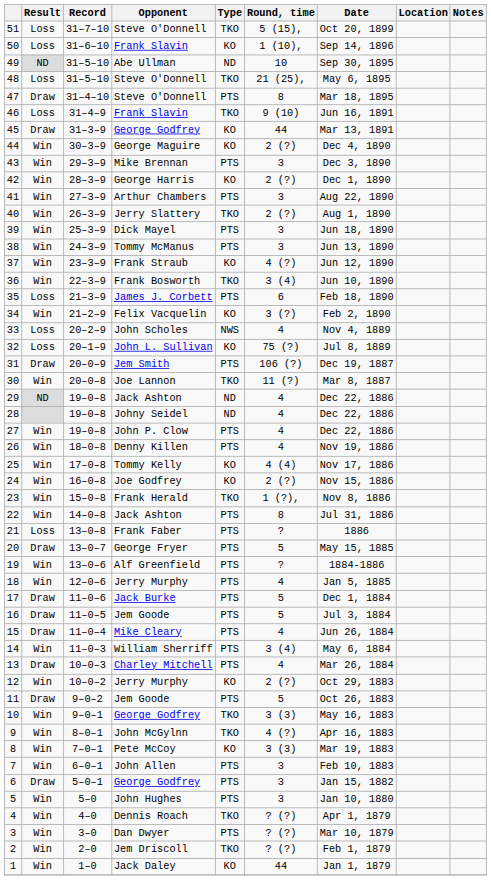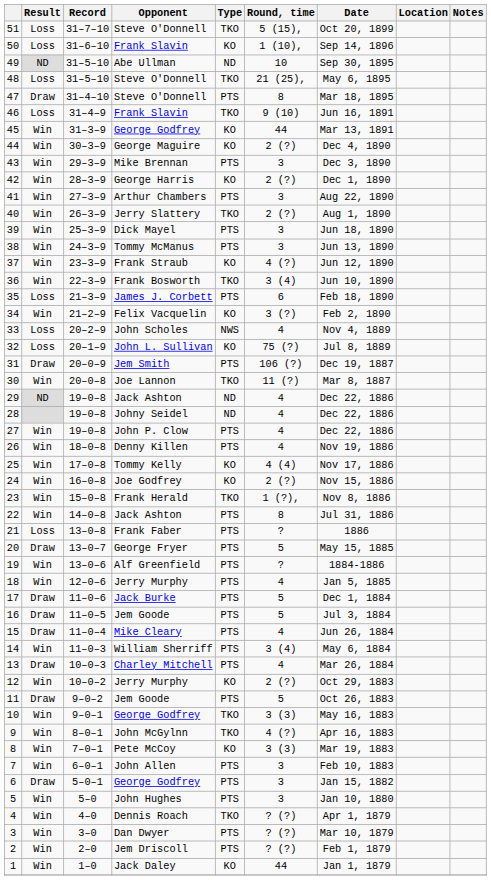(43, 130) Draw -> (43, 130) Win
(230, 850) TKO -> (230, 850) PTS
